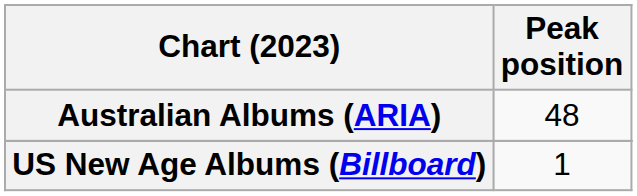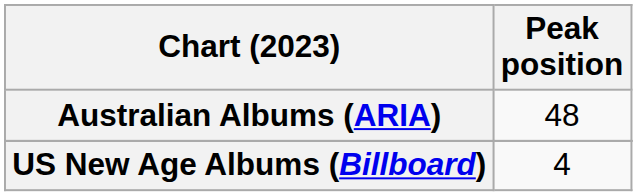(562, 164) 1 -> (562, 164) 4
